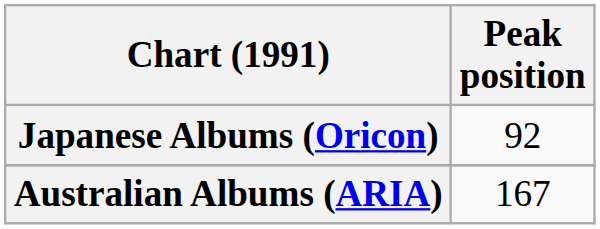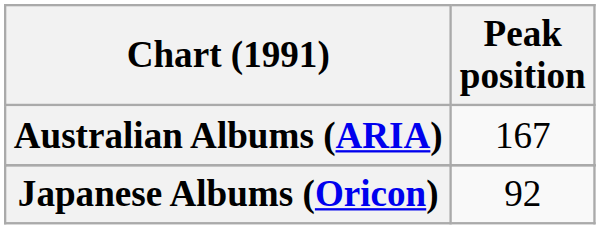rows swapped: (228, 193) <-> (228, 134)
